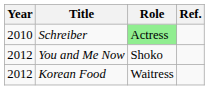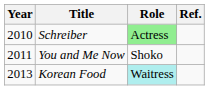(20, 54) 2012 -> (20, 54) 2011
(20, 74) 2012 -> (20, 74) 2013
(152, 74) no background -> (152, 74) paleturquoise background
